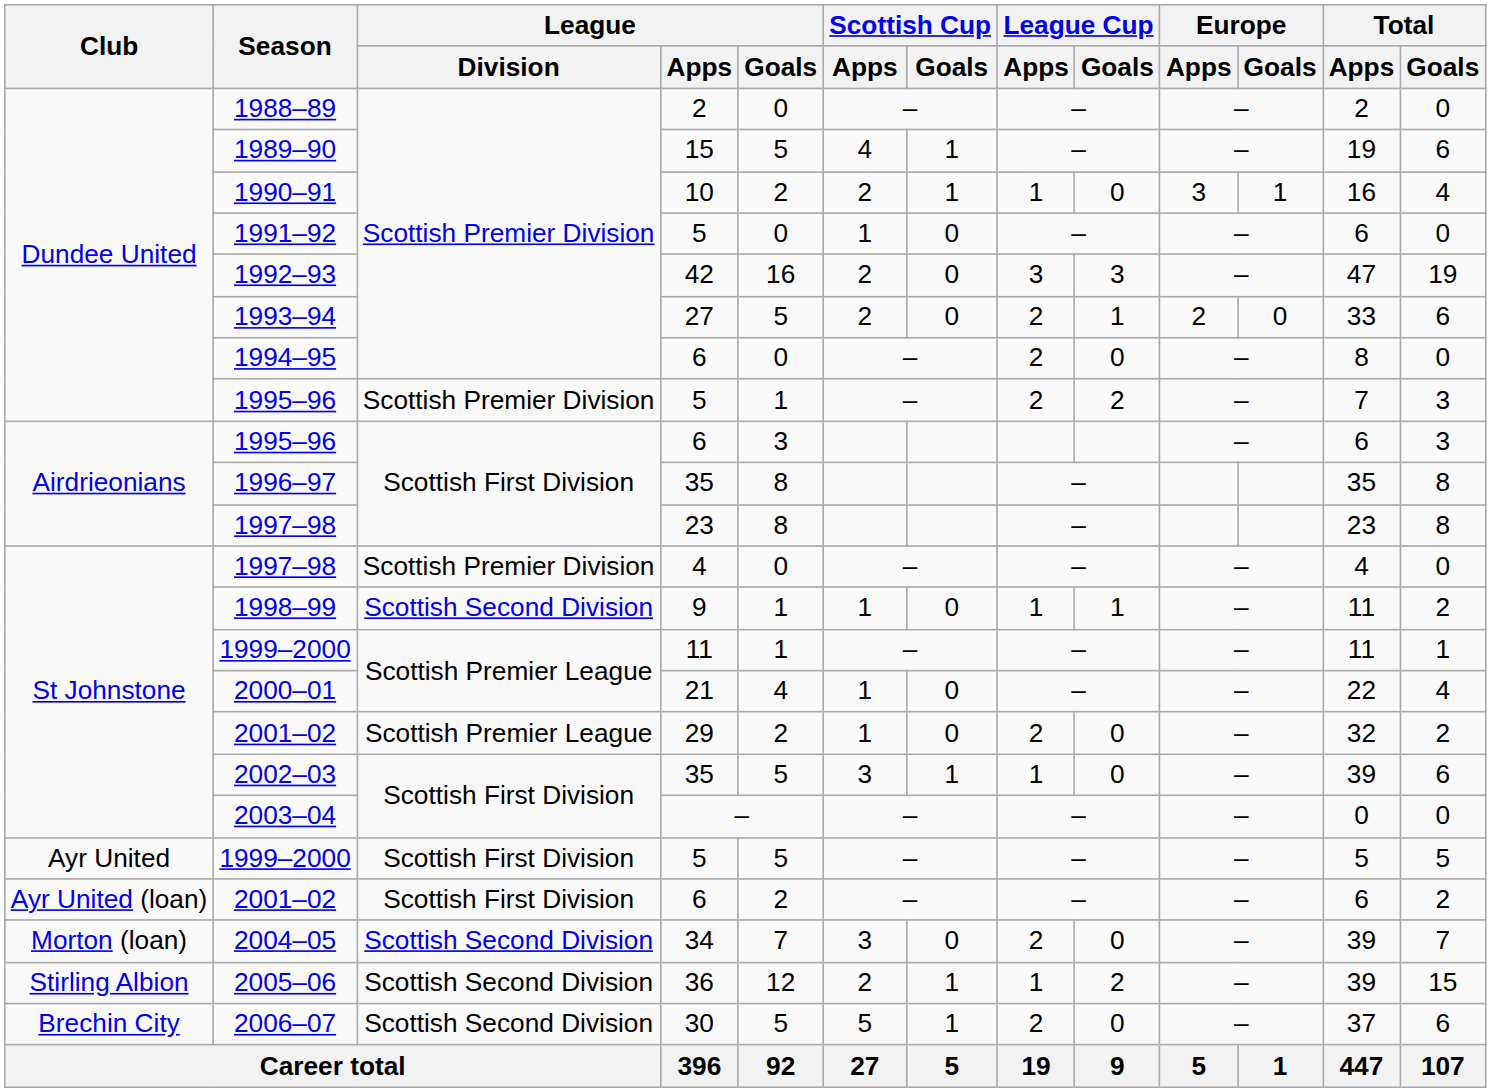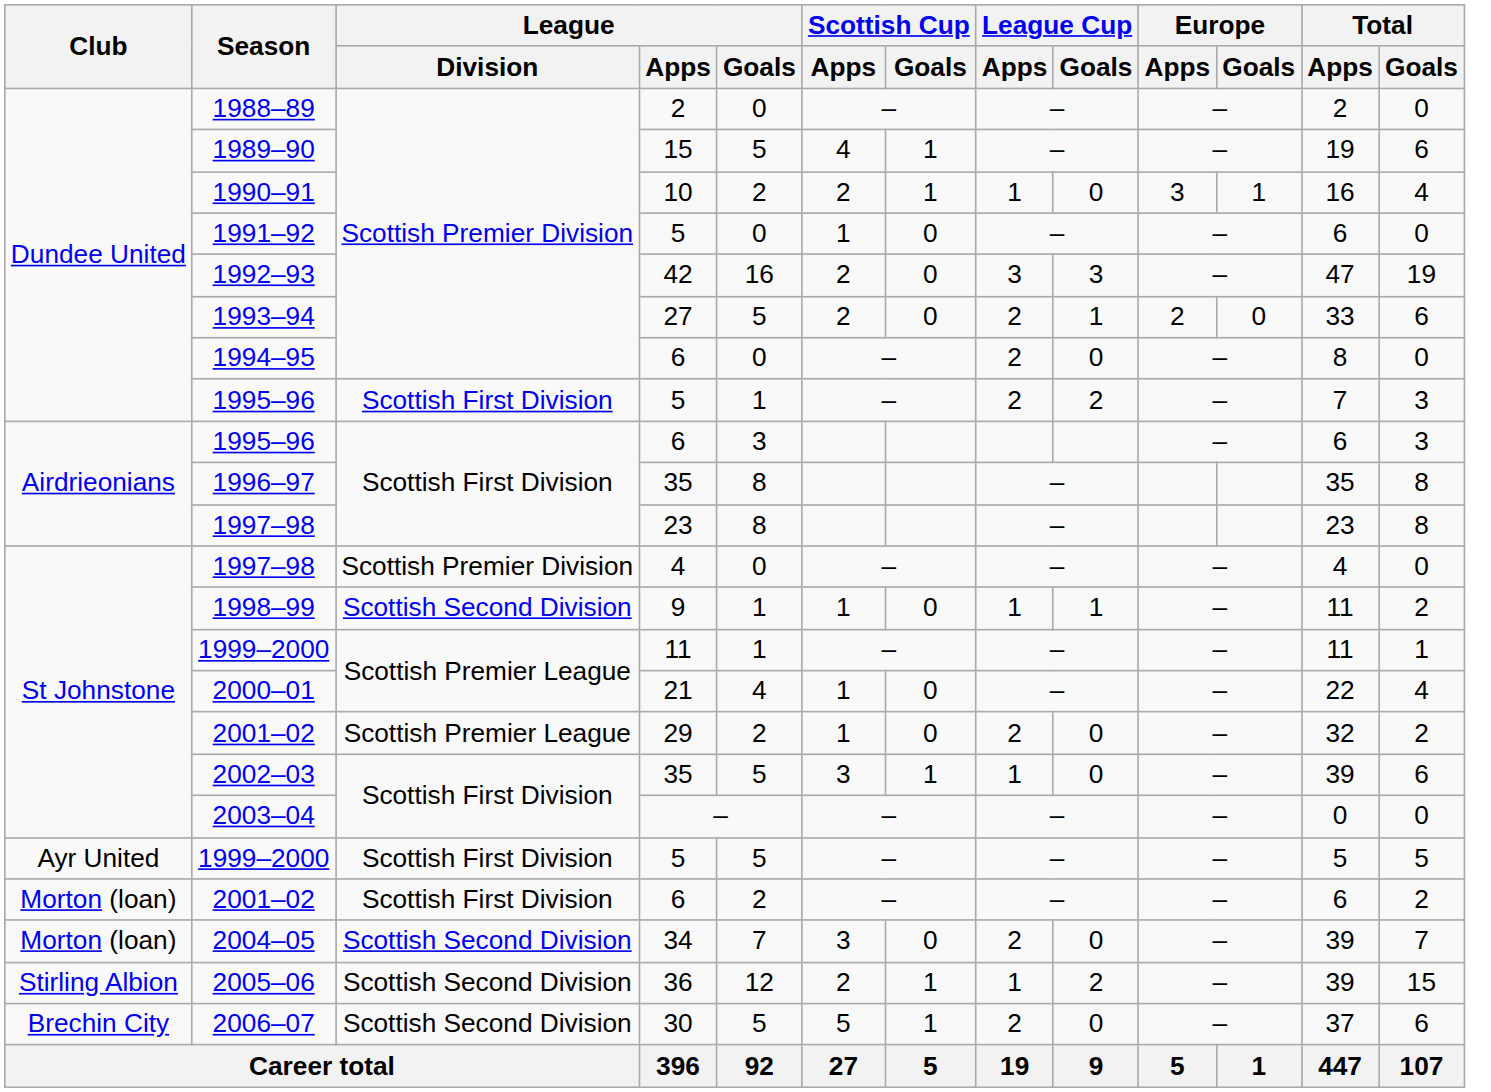(509, 399) Scottish Premier Division -> (487, 399) Scottish First Division
(109, 899) Ayr United (loan) -> (98, 899) Morton (loan)
